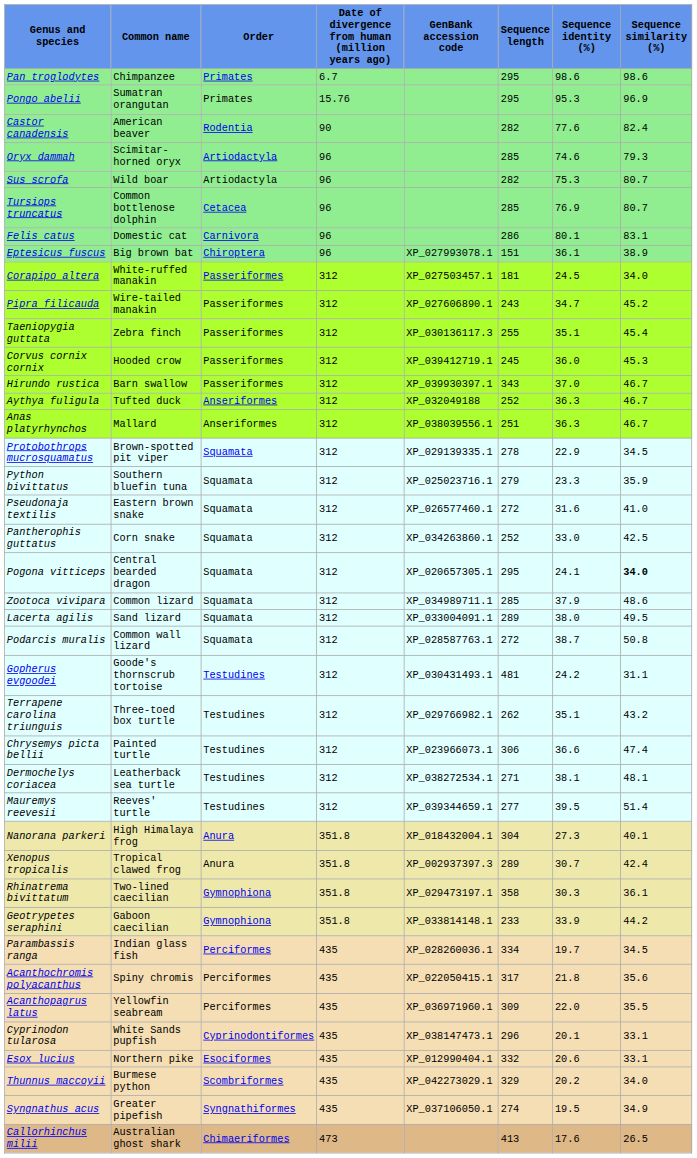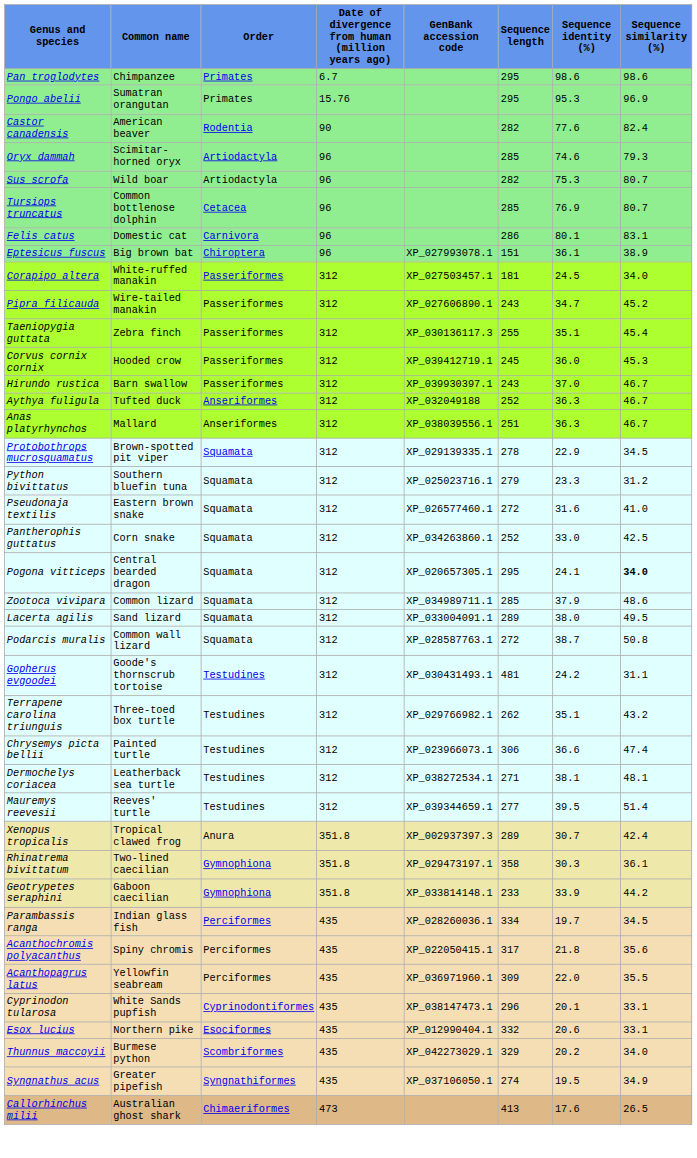(510, 384) 343 -> (510, 384) 243
(636, 481) 35.9 -> (636, 481) 31.2
- row: (56, 836)
